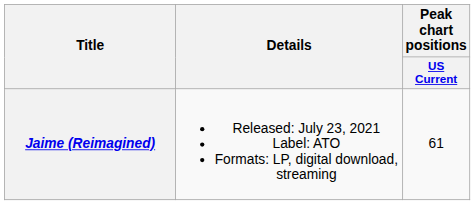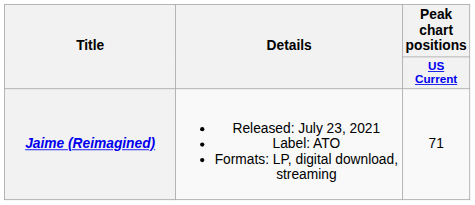(436, 144) 61 -> (436, 144) 71
